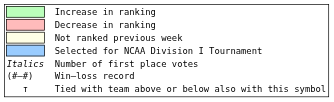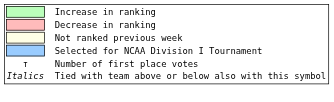(25, 64) Italics -> (25, 64) т
- row: (95, 76)
(25, 89) т -> (25, 76) Italics
